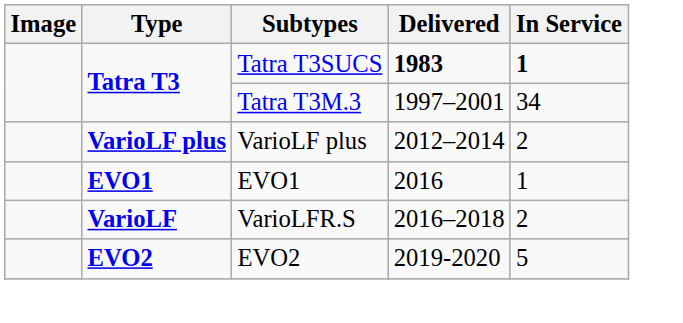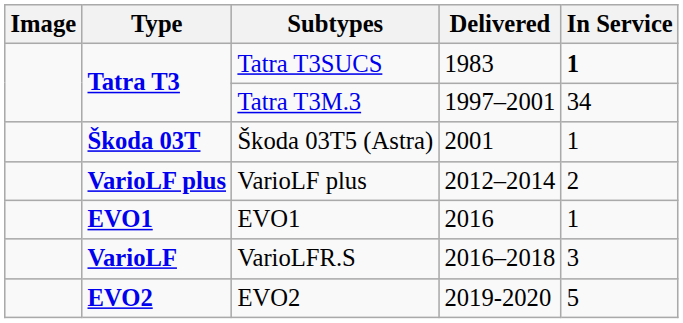(418, 63) bold -> (469, 63) normal
+ row: (335, 141)
(522, 219) 2 -> (573, 258) 3
